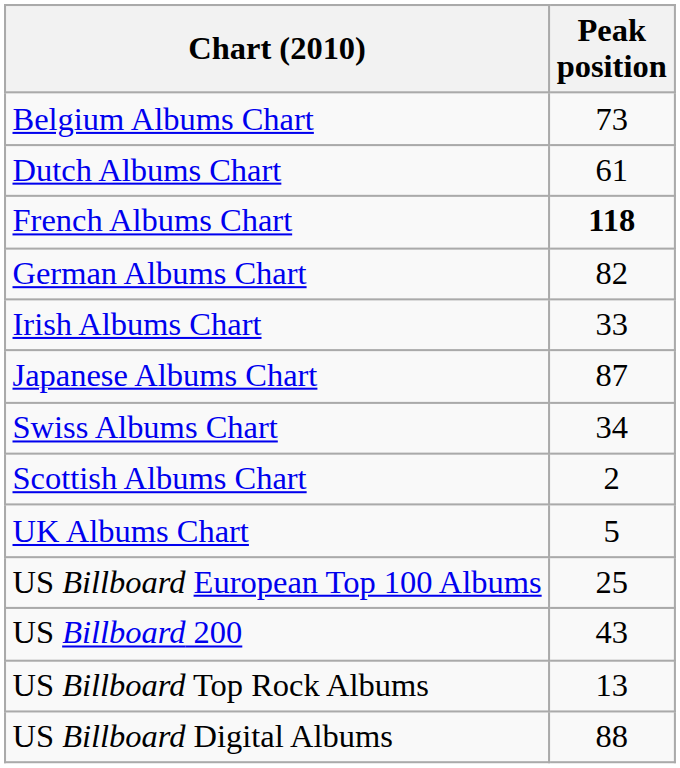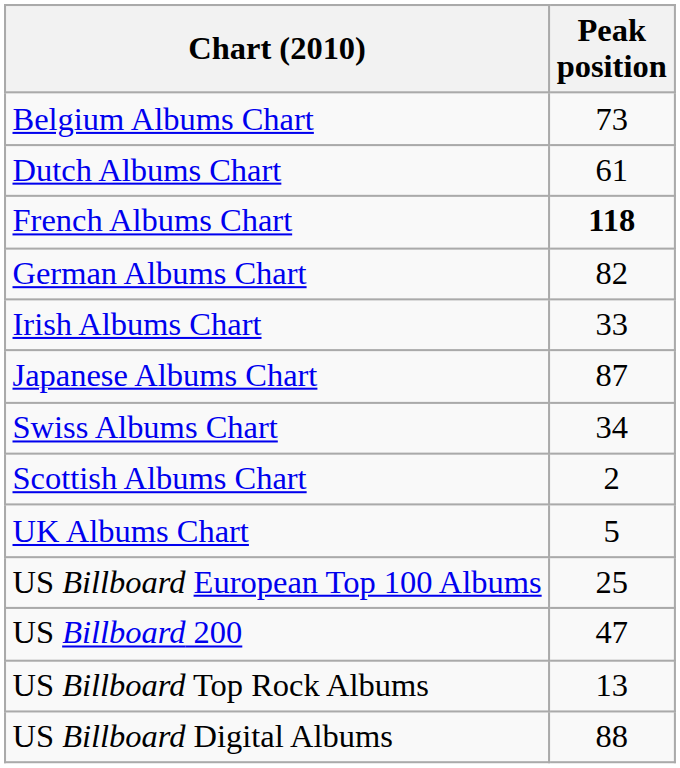(612, 633) 43 -> (612, 633) 47
